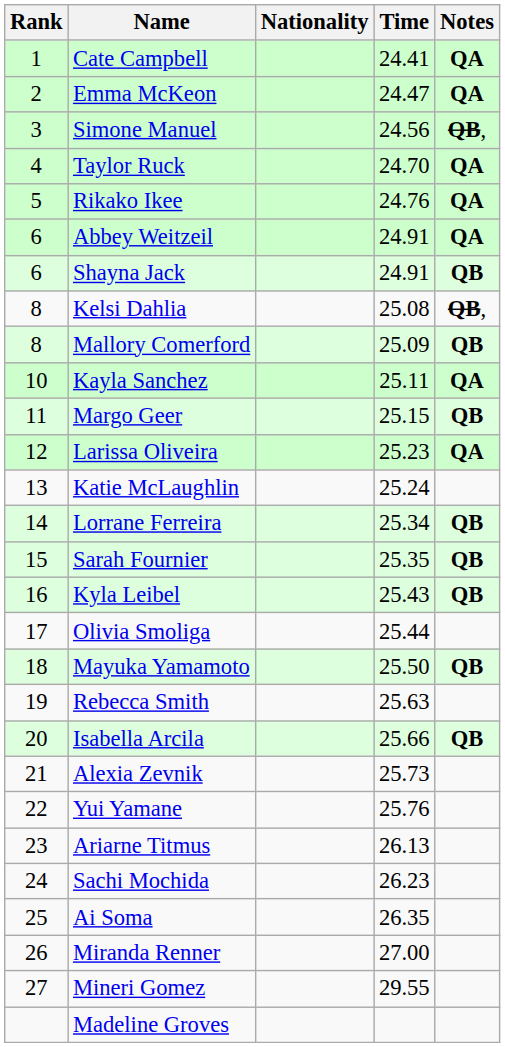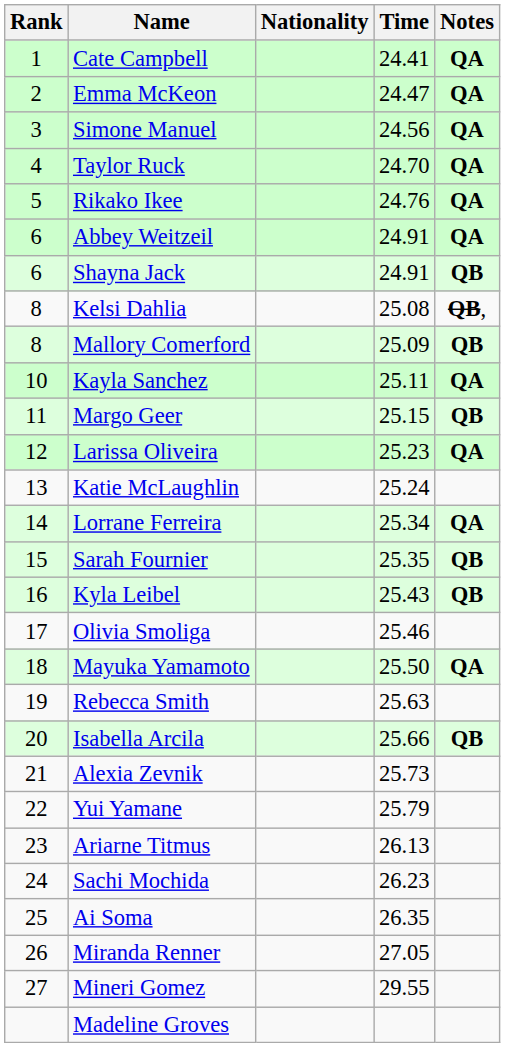(467, 129) QB, -> (467, 129) QA
(467, 523) QB -> (467, 523) QA
(404, 630) 25.44 -> (404, 630) 25.46
(467, 666) QB -> (467, 666) QA
(404, 809) 25.76 -> (404, 809) 25.79
(404, 952) 27.00 -> (404, 952) 27.05
